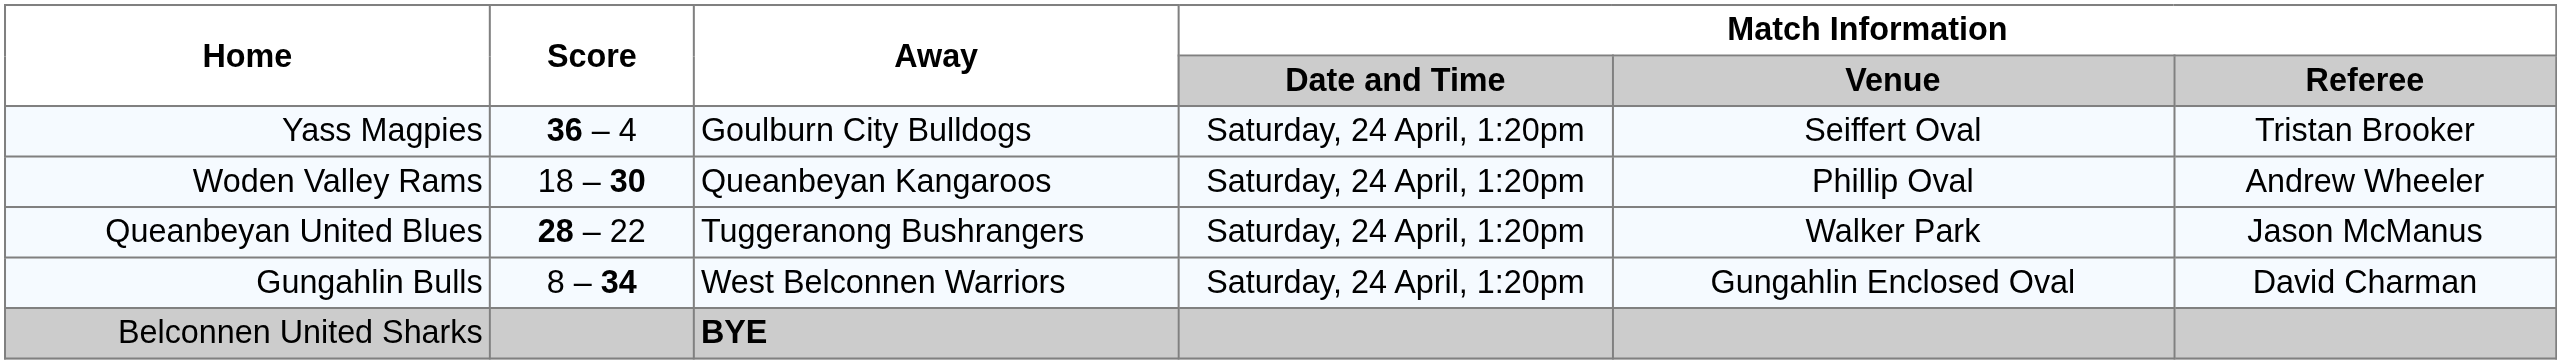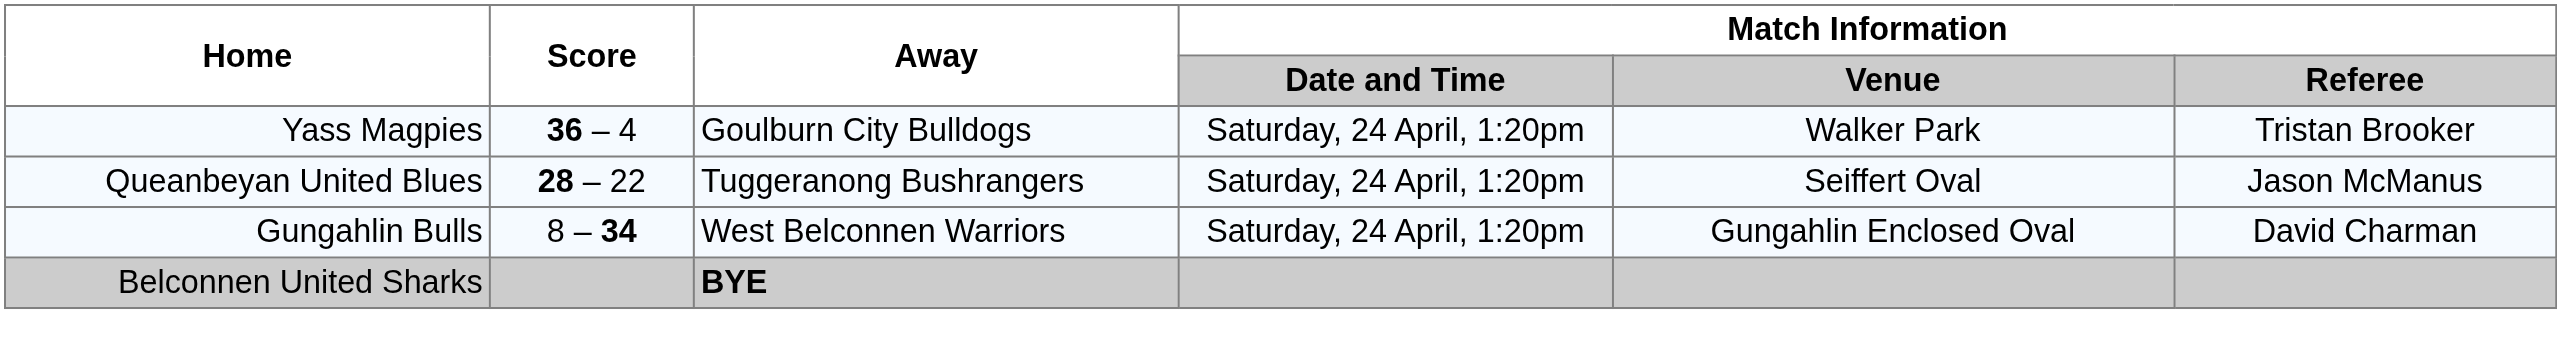(1893, 130) Seiffert Oval -> (1893, 130) Walker Park
- row: (338, 181)
(1893, 231) Walker Park -> (1893, 181) Seiffert Oval
